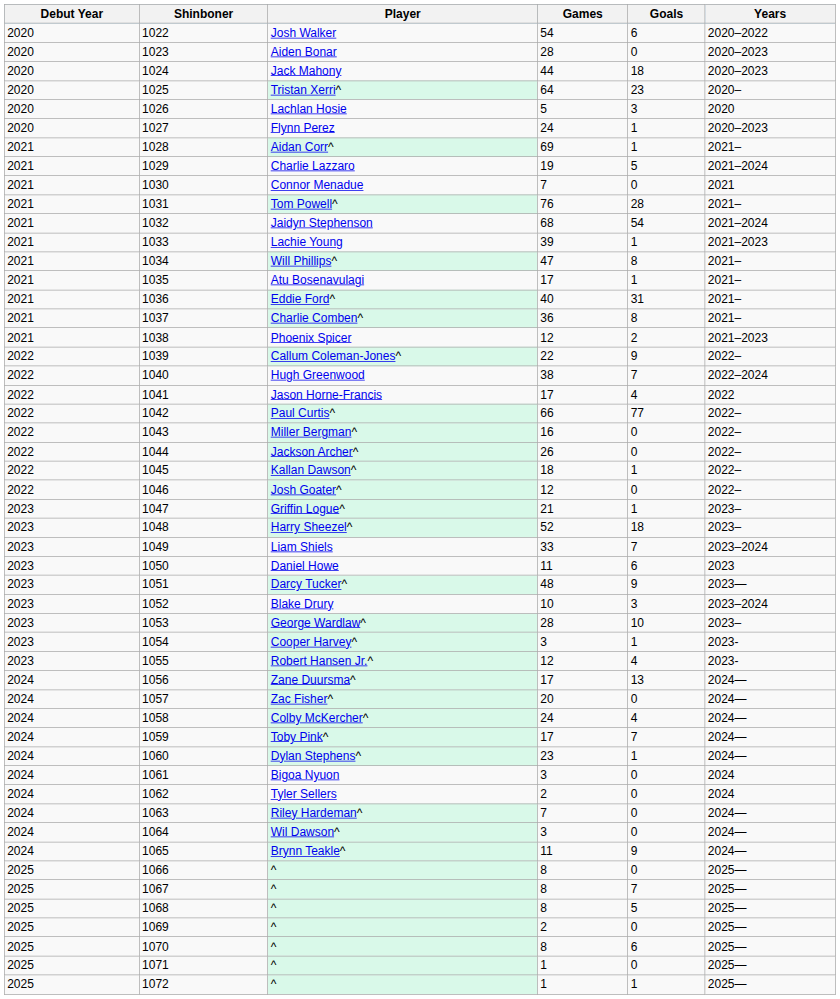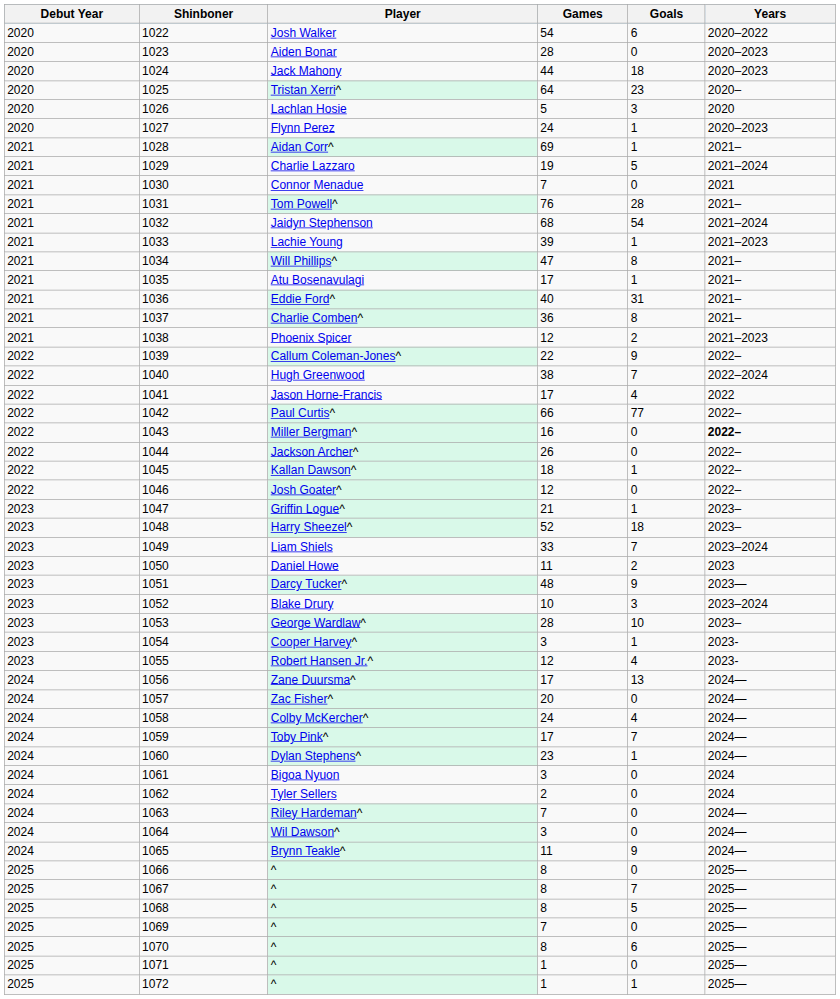(725, 432) normal -> (725, 432) bold
(634, 565) 6 -> (634, 565) 2
(544, 927) 2 -> (544, 927) 7
